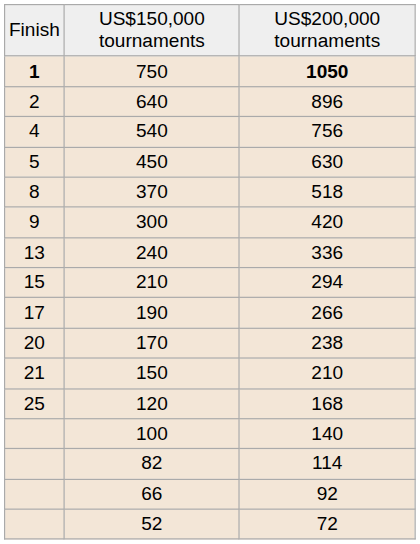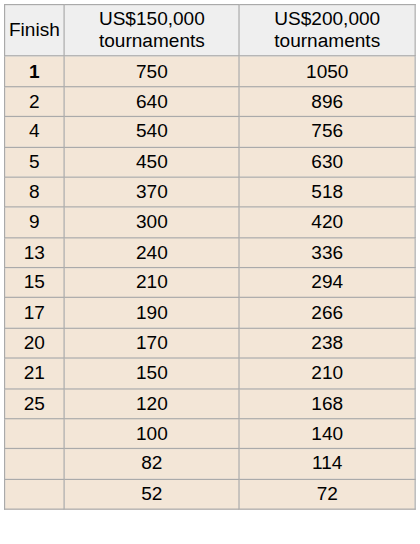(327, 71) bold -> (327, 71) normal
- row: (152, 493)
